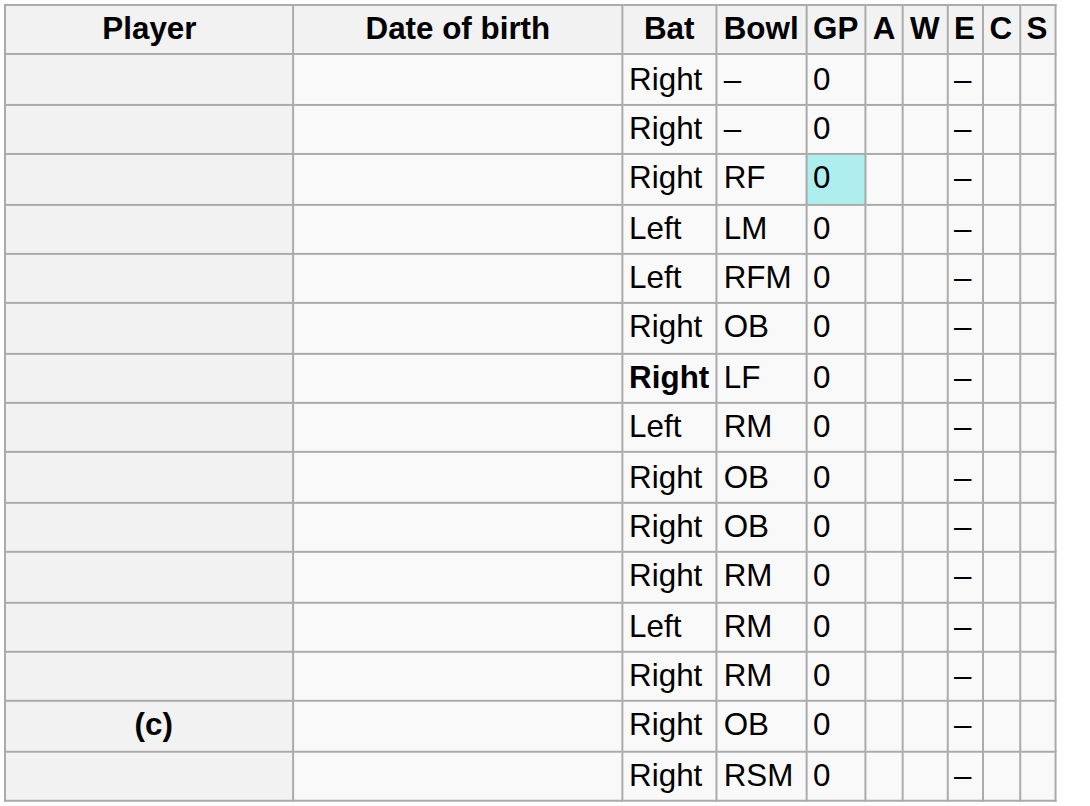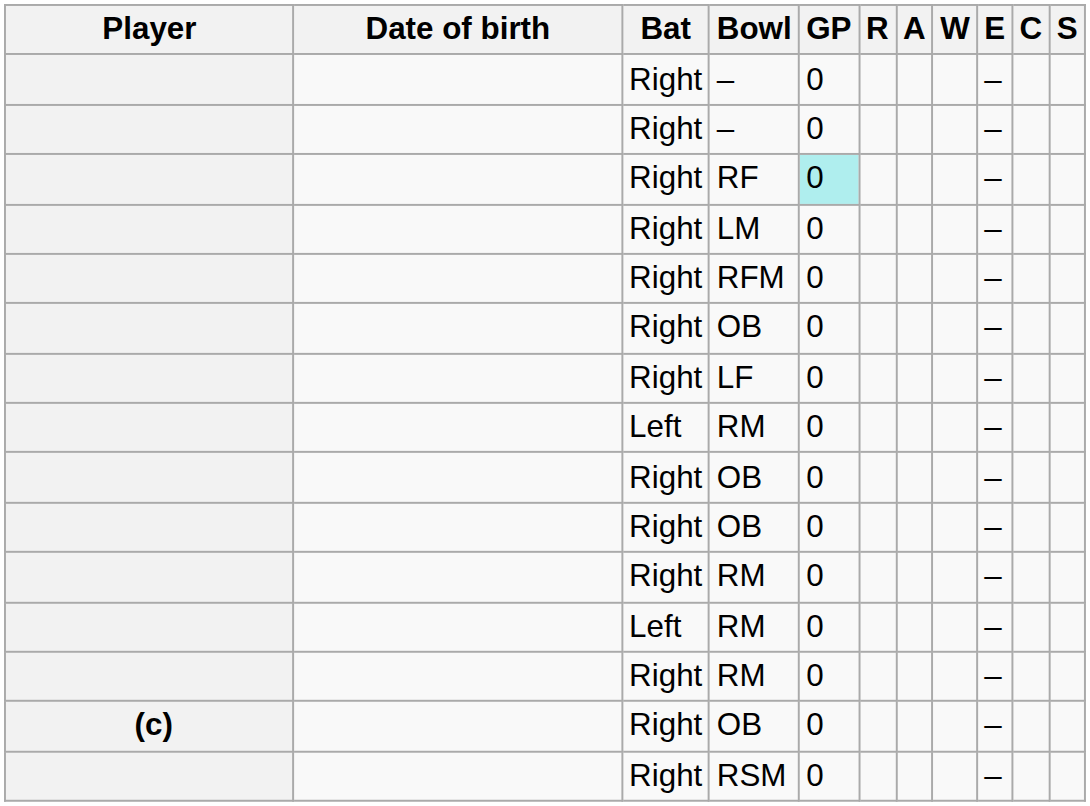+ column: (877, 29)
(655, 228) Left -> (666, 228) Right
(655, 278) Left -> (666, 278) Right
(669, 377) bold -> (666, 377) normal
